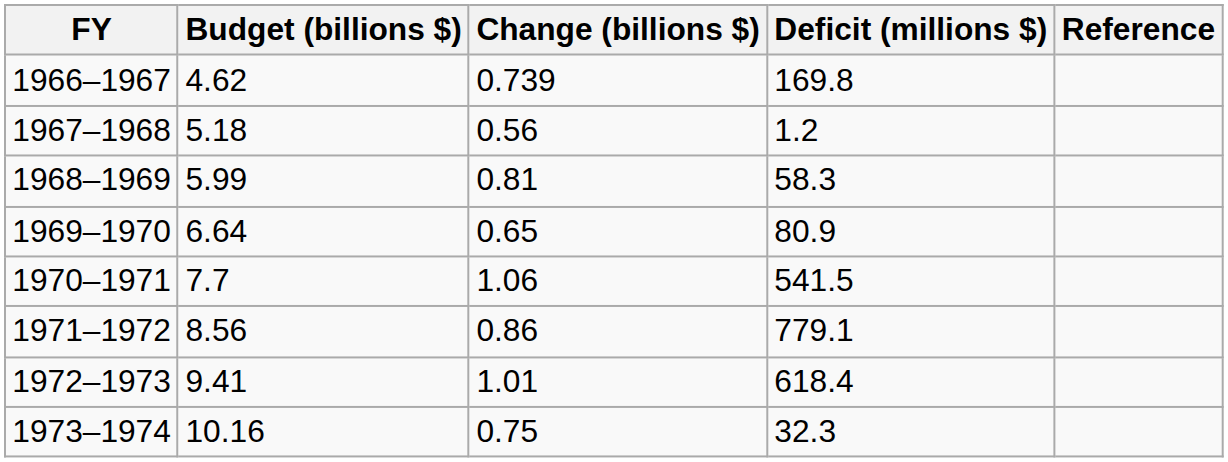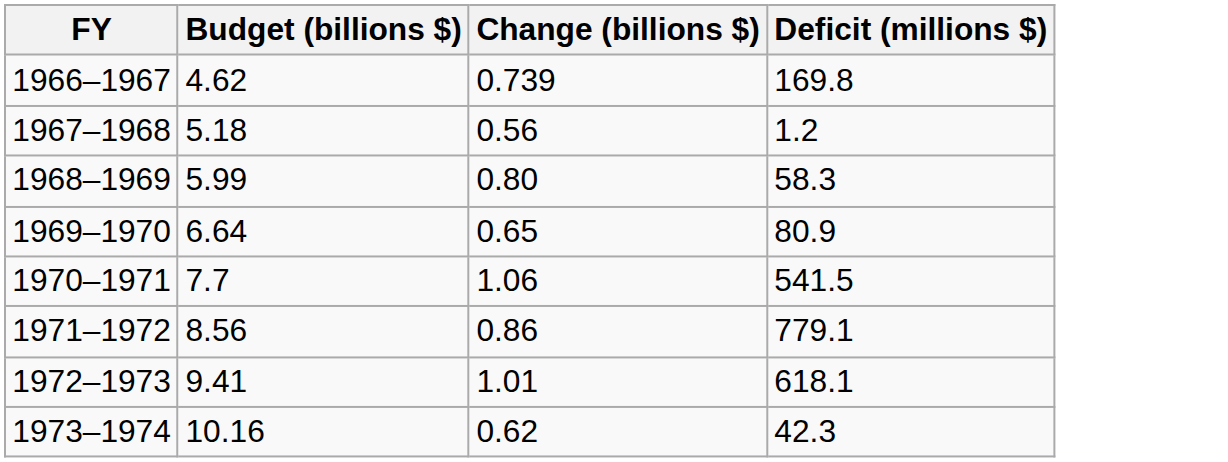- column: (1138, 29)
(507, 180) 0.81 -> (507, 180) 0.80
(814, 381) 618.4 -> (814, 381) 618.1
(507, 431) 0.75 -> (507, 431) 0.62
(805, 431) 32.3 -> (805, 431) 42.3
